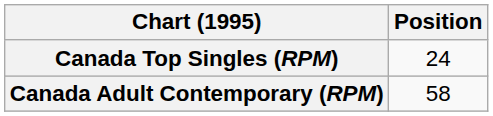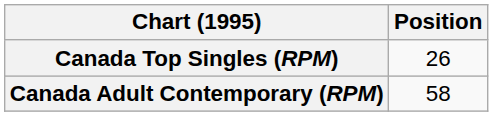(438, 57) 24 -> (438, 57) 26
